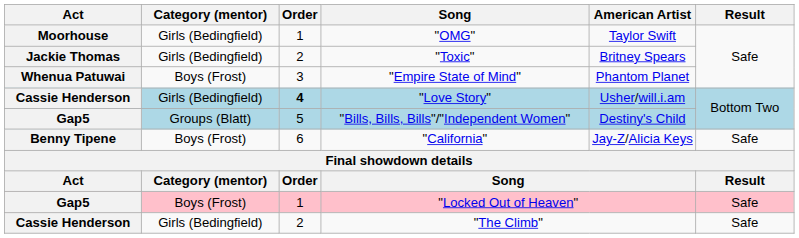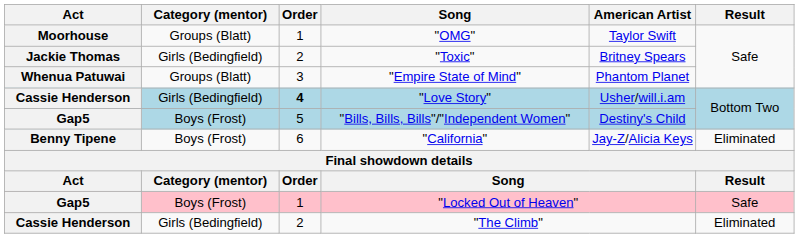(210, 35) Girls (Bedingfield) -> (210, 35) Groups (Blatt)
(210, 77) Boys (Frost) -> (210, 77) Groups (Blatt)
(210, 118) Groups (Blatt) -> (210, 118) Boys (Frost)
(745, 139) Safe -> (745, 139) Eliminated
(745, 222) Safe -> (745, 222) Eliminated
